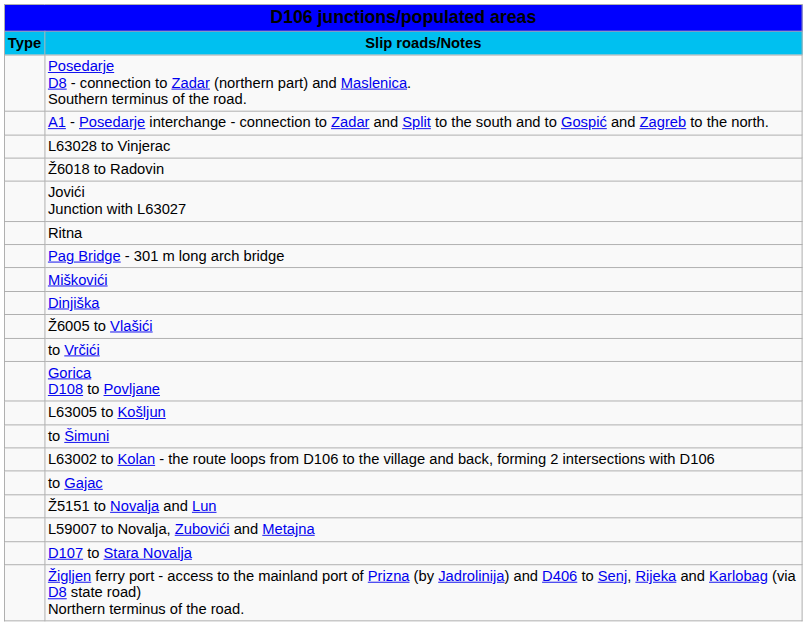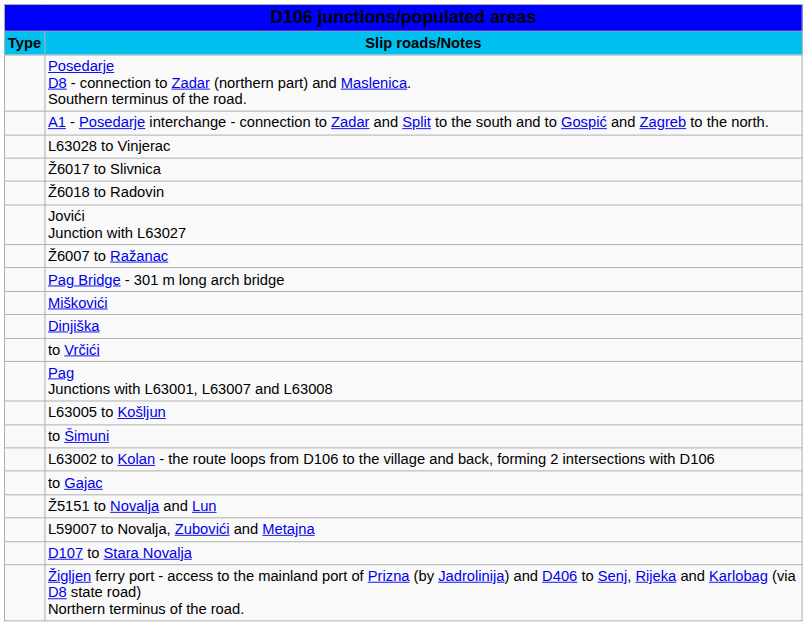+ row: (104, 169)
+ row: (108, 256)
- row: (65, 232)
- row: (100, 326)
- row: (104, 381)
+ row: (190, 381)
